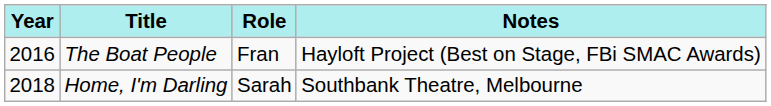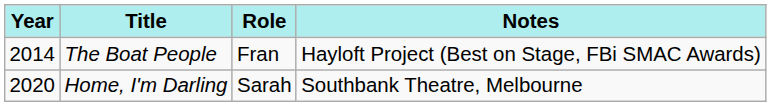(32, 54) 2016 -> (32, 54) 2014
(32, 86) 2018 -> (32, 86) 2020
